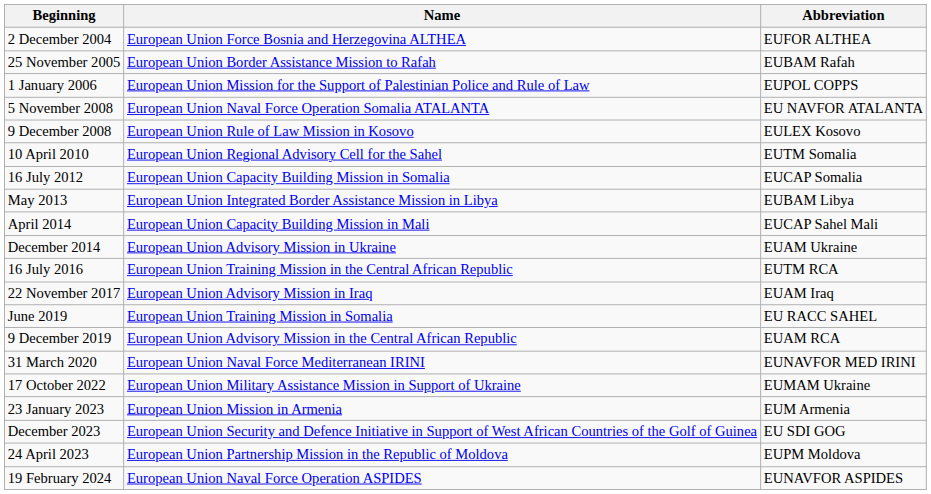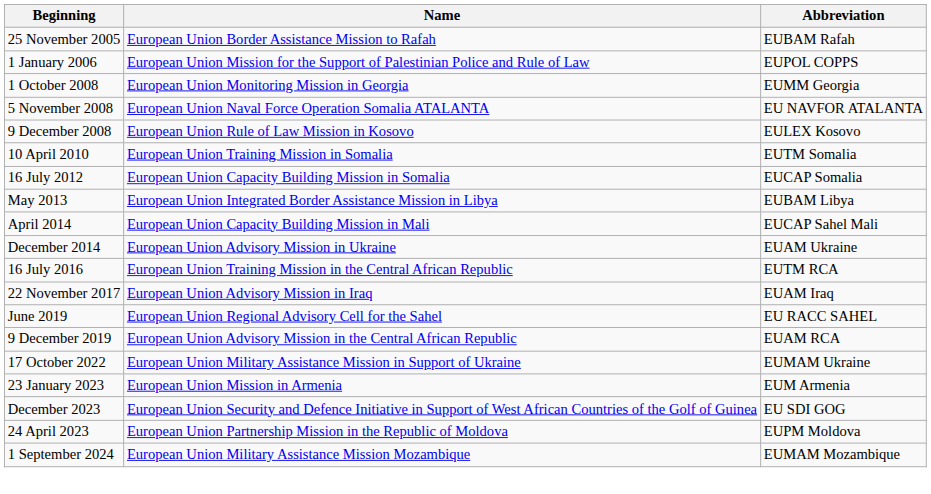- row: (60, 39)
+ row: (53, 85)
(284, 154) European Union Regional Advisory Cell for the Sahel -> (260, 154) European Union Training Mission in Somalia
(260, 316) European Union Training Mission in Somalia -> (284, 316) European Union Regional Advisory Cell for the Sahel
- row: (52, 362)
- row: (60, 477)
+ row: (61, 454)
